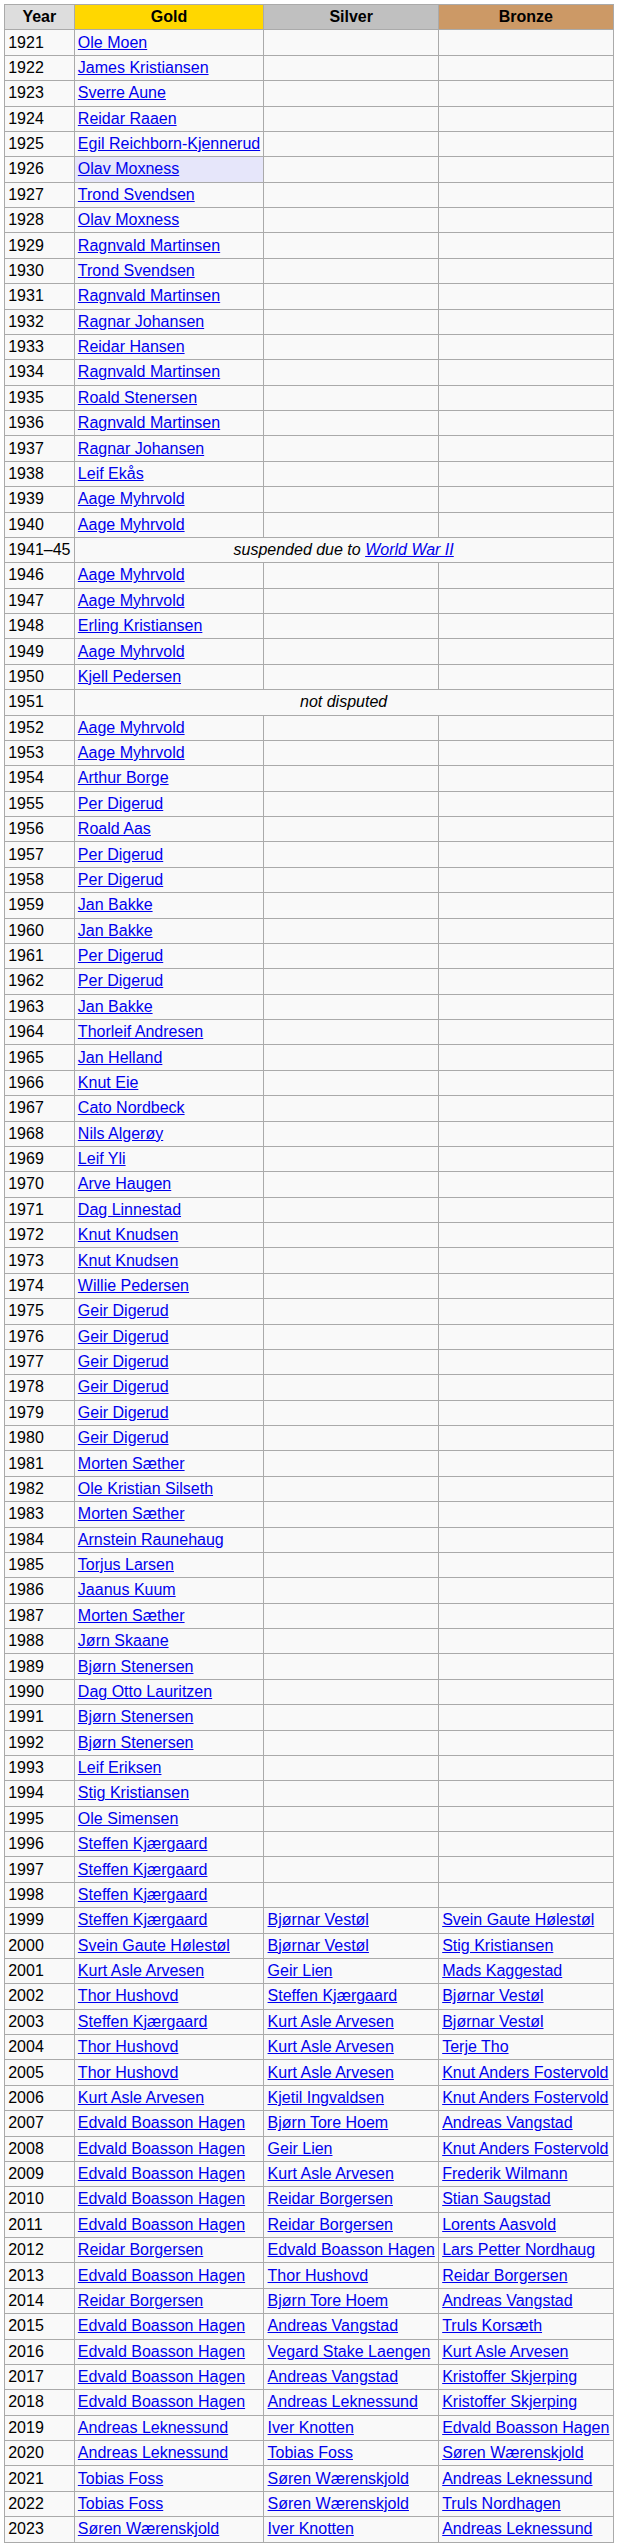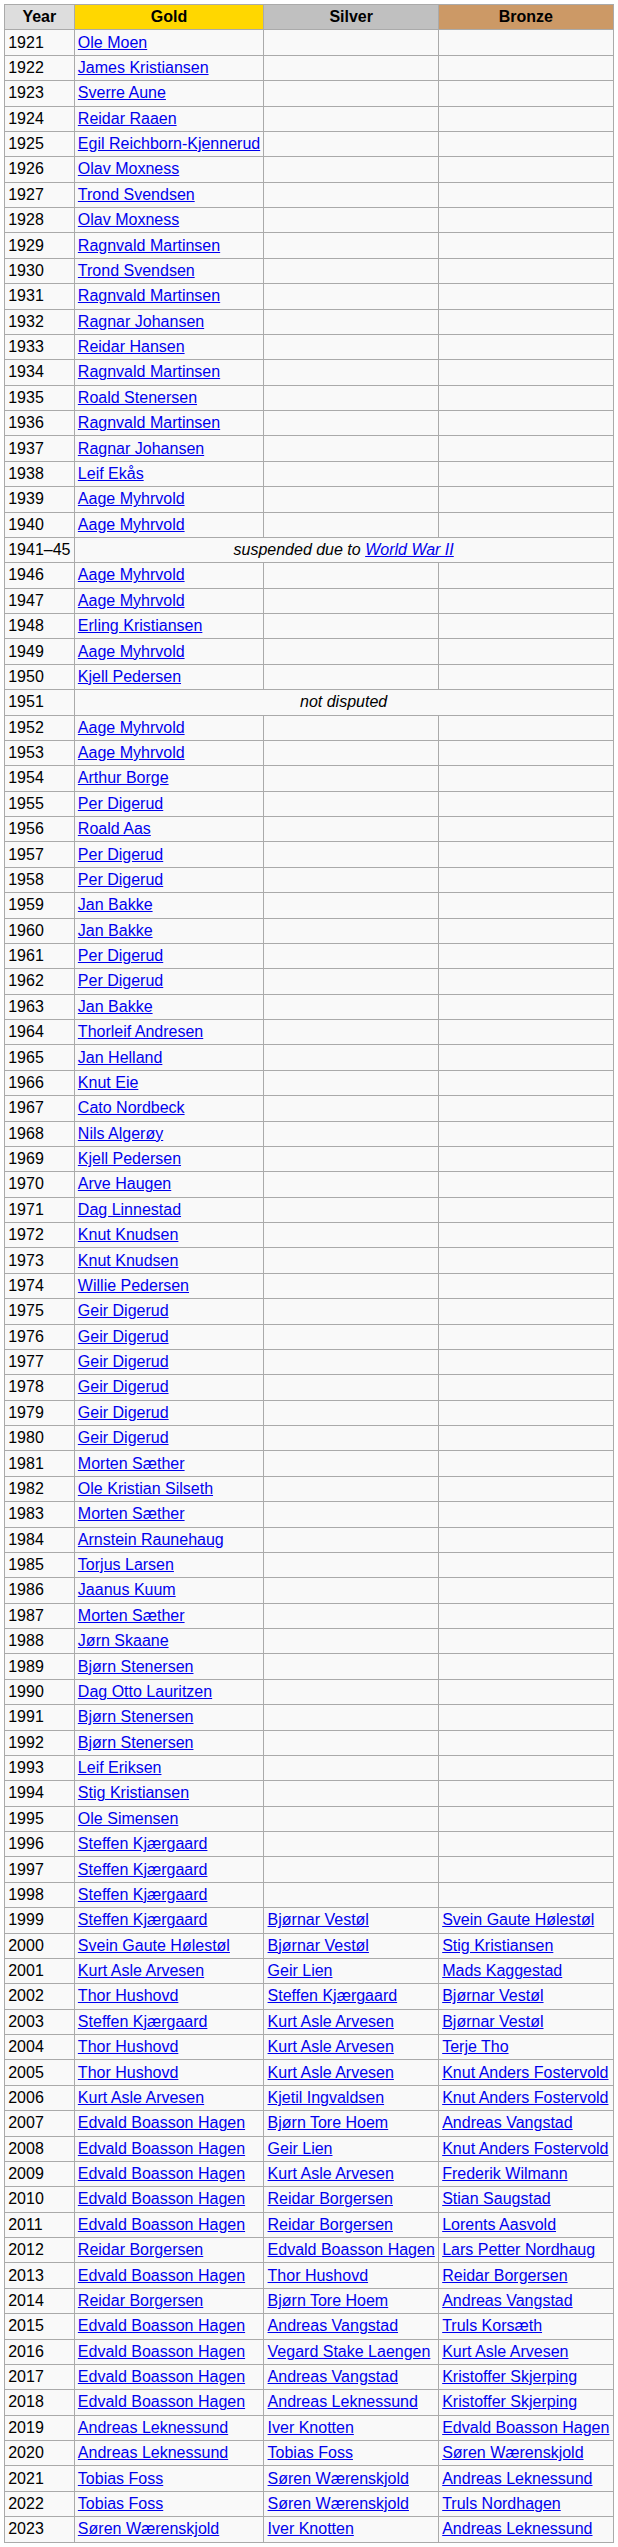(129, 169) lavender background -> (129, 169) no background
(102, 1159) Leif Yli -> (129, 1159) Kjell Pedersen
